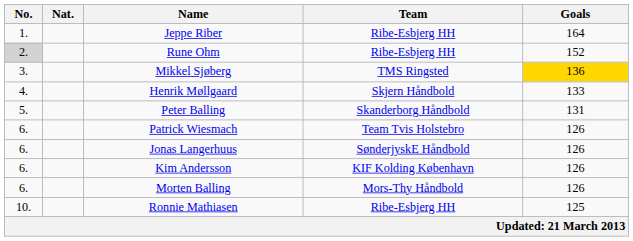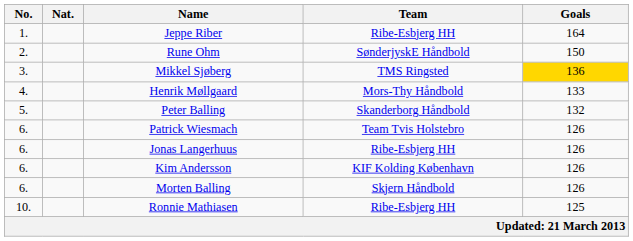(23, 52) lightgrey background -> (23, 52) no background
(413, 52) Ribe-Esbjerg HH -> (413, 52) SønderjyskE Håndbold
(575, 52) 152 -> (575, 52) 150
(413, 91) Skjern Håndbold -> (413, 91) Mors-Thy Håndbold
(575, 110) 131 -> (575, 110) 132
(413, 149) SønderjyskE Håndbold -> (413, 149) Ribe-Esbjerg HH
(413, 187) Mors-Thy Håndbold -> (413, 187) Skjern Håndbold
